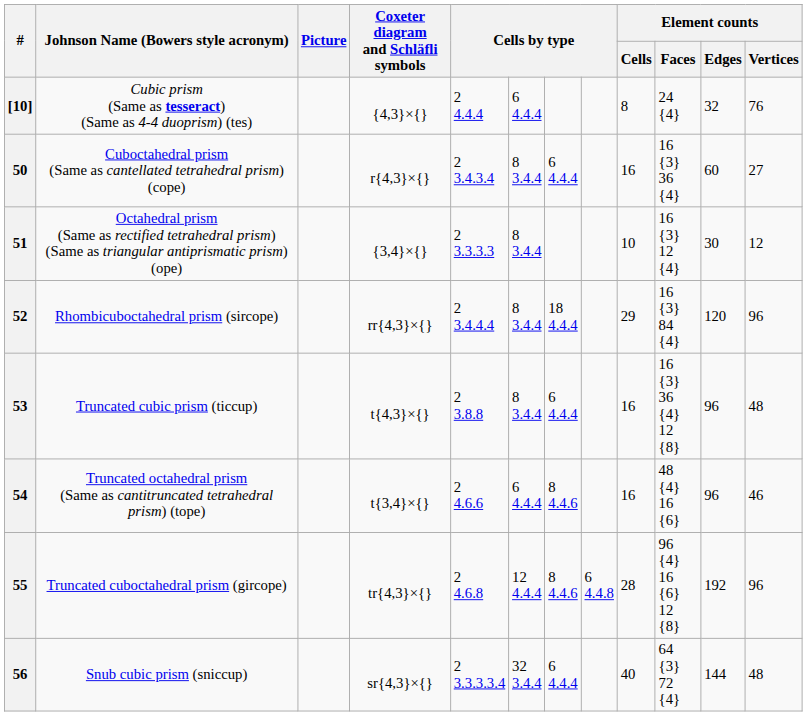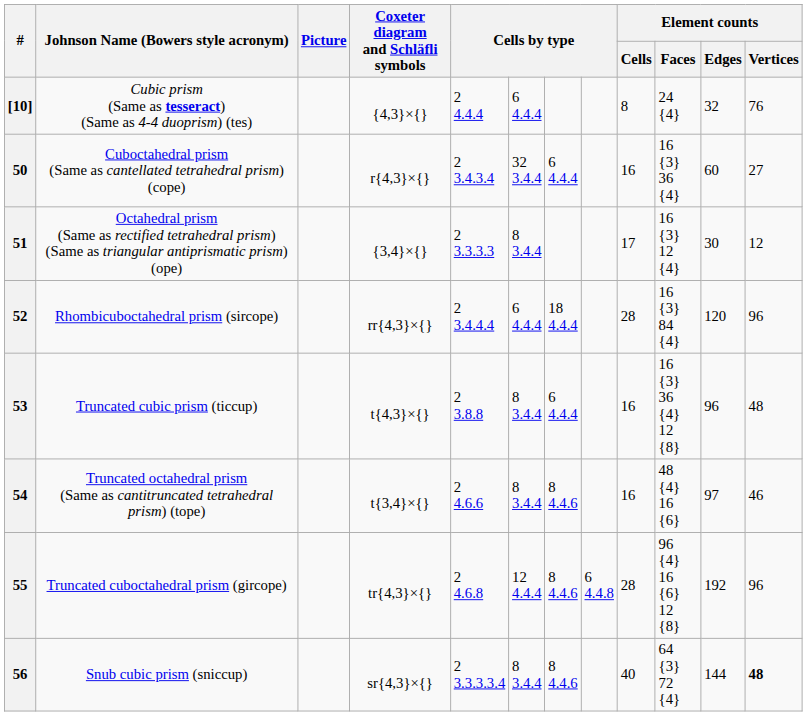(527, 170) 8 3.4.4 -> (527, 170) 32 3.4.4
(628, 243) 10 -> (628, 243) 17
(527, 316) 8 3.4.4 -> (527, 316) 6 4.4.4
(628, 316) 29 -> (628, 316) 28
(527, 495) 6 4.4.4 -> (527, 495) 8 3.4.4
(711, 495) 96 -> (711, 495) 97
(527, 674) 32 3.4.4 -> (527, 674) 8 3.4.4
(563, 674) 6 4.4.4 -> (563, 674) 8 4.4.6
(756, 674) normal -> (756, 674) bold
